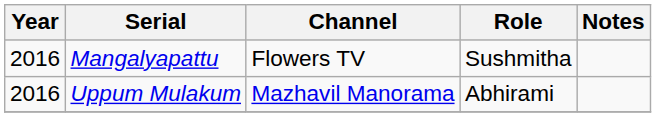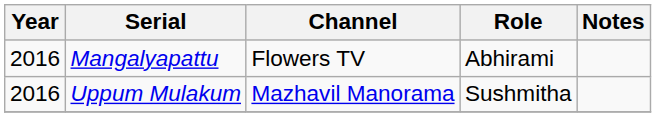(518, 58) Sushmitha -> (509, 58) Abhirami
(509, 93) Abhirami -> (518, 93) Sushmitha
